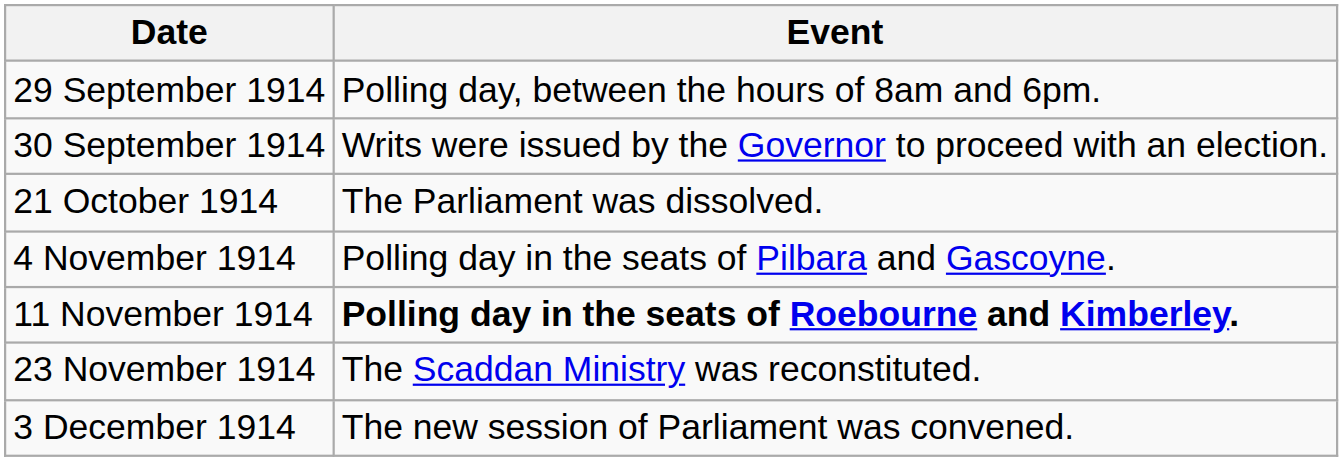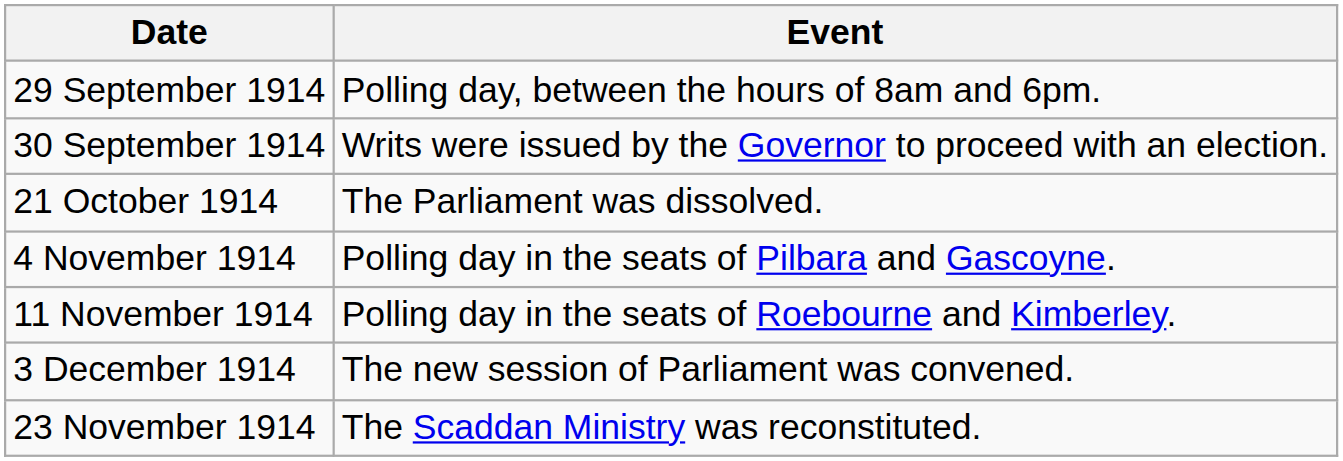(790, 314) bold -> (759, 314) normal
rows swapped: (164, 370) <-> (154, 426)
